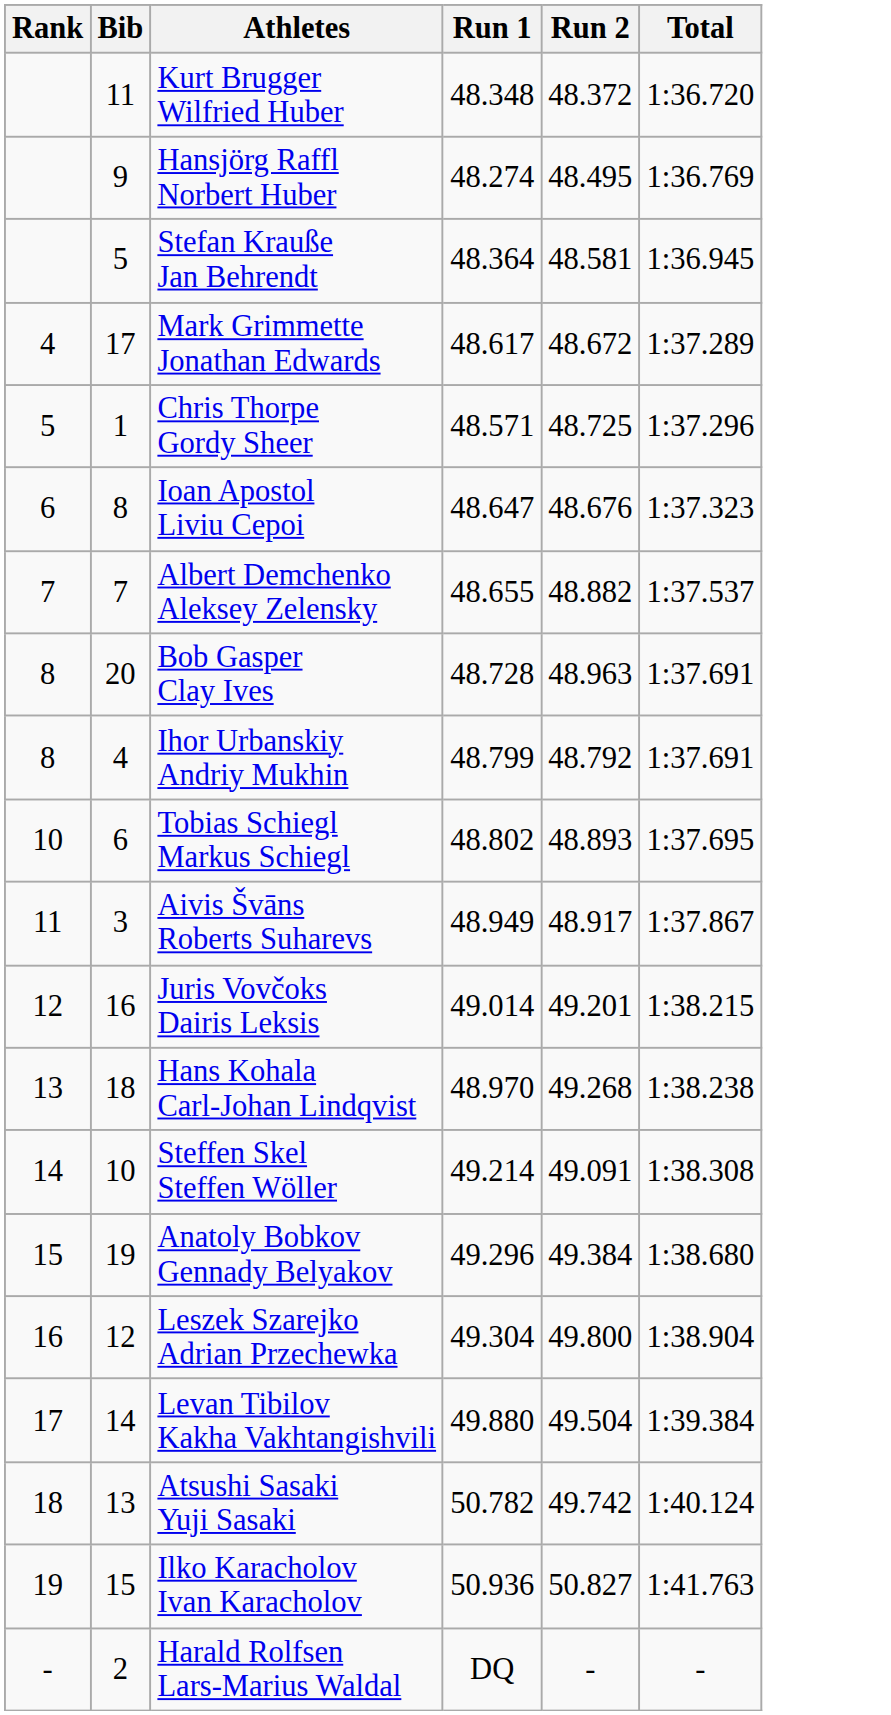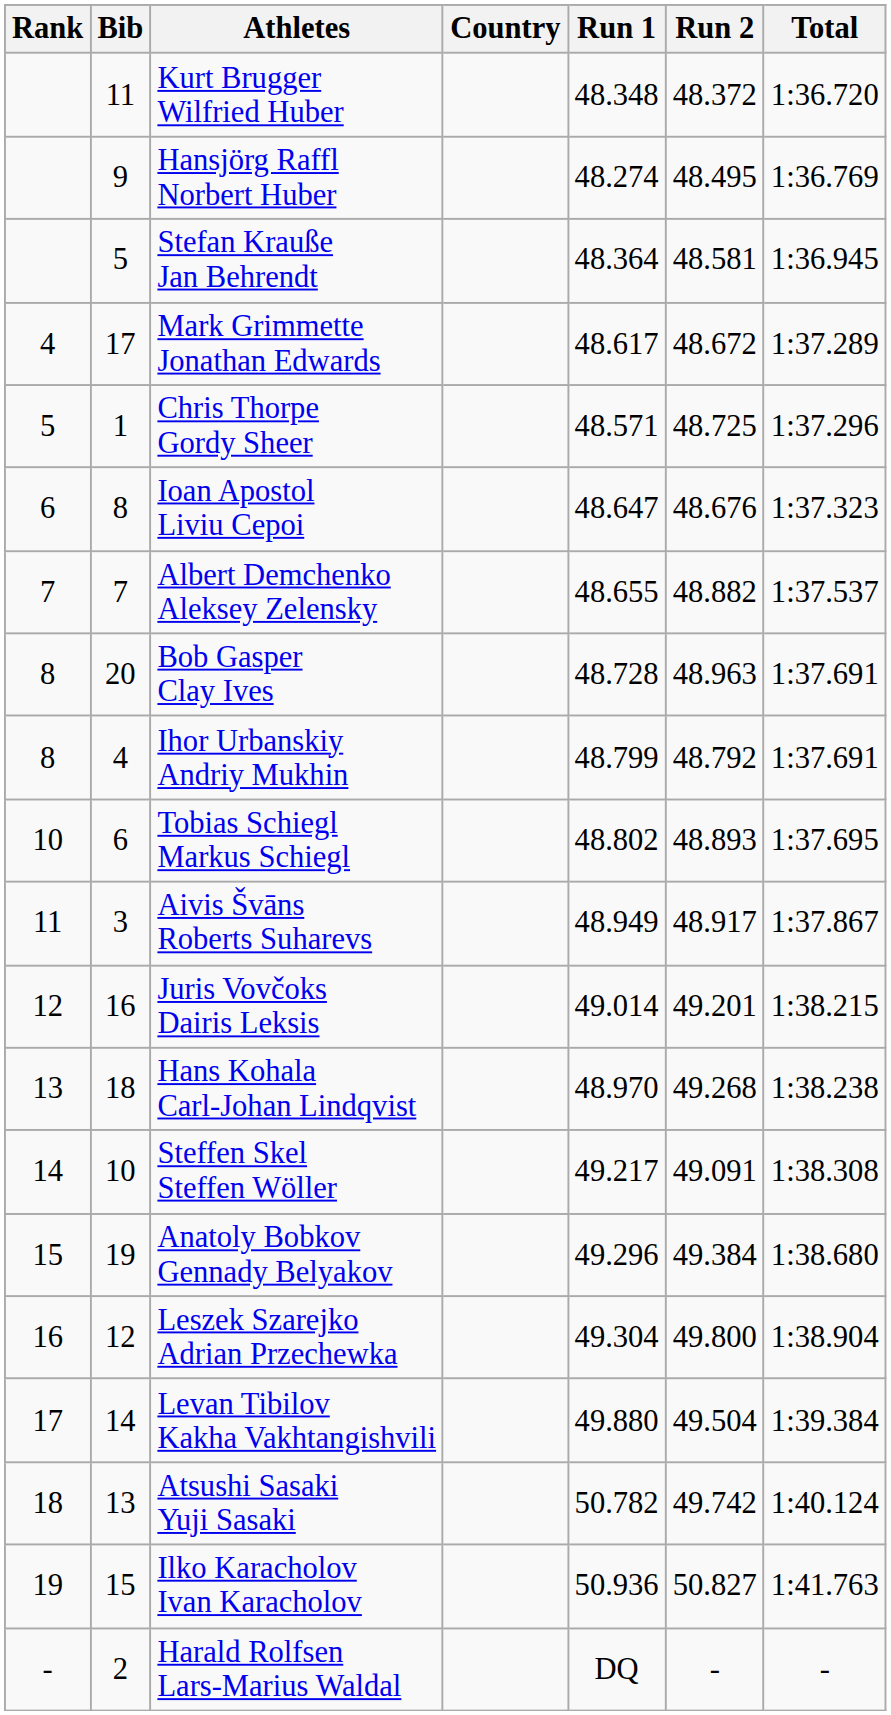+ column: (505, 28)
(492, 1171) 49.214 -> (617, 1171) 49.217
